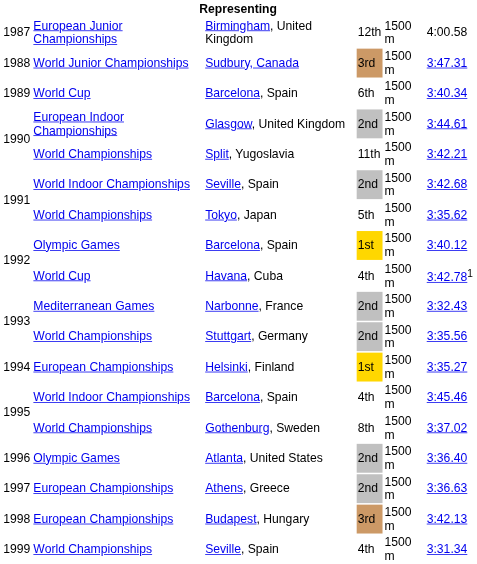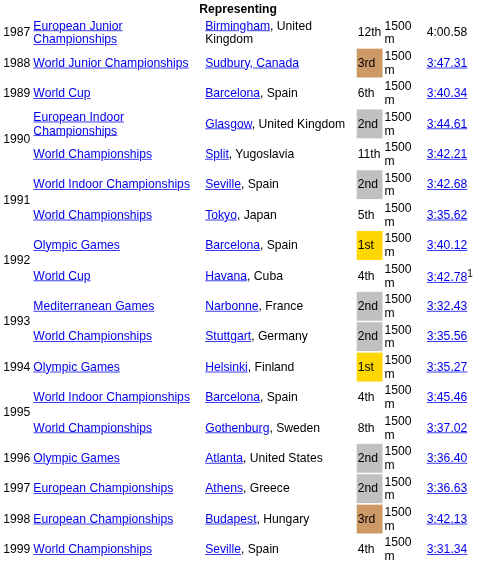(103, 367) European Championships -> (77, 367) Olympic Games
